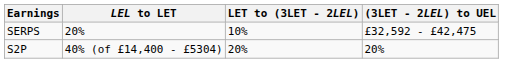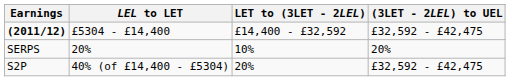+ row: (37, 31)
(420, 31) £32,592 - £42,475 -> (381, 49) 20%
(374, 49) 20% -> (427, 67) £32,592 - £42,475
